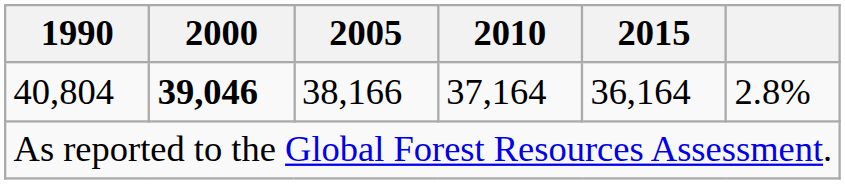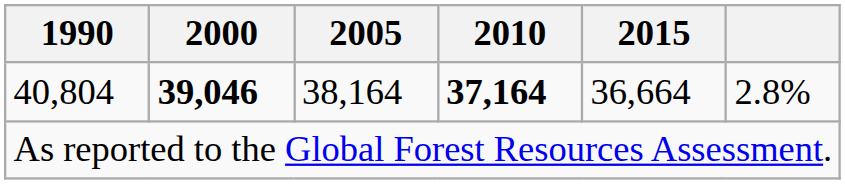(352, 91) 38,166 -> (352, 91) 38,164
(496, 91) normal -> (496, 91) bold
(641, 91) 36,164 -> (641, 91) 36,664
